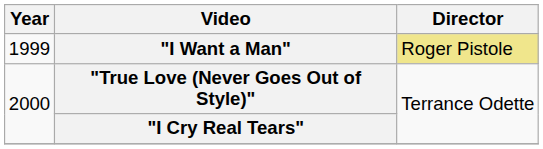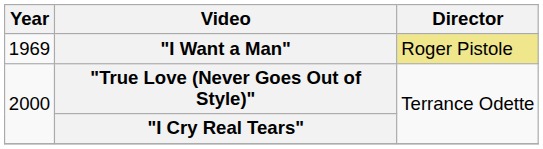(30, 48) 1999 -> (30, 48) 1969
